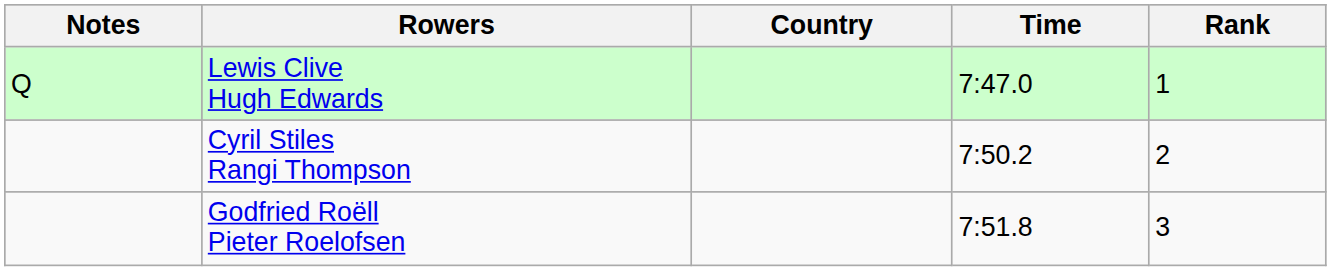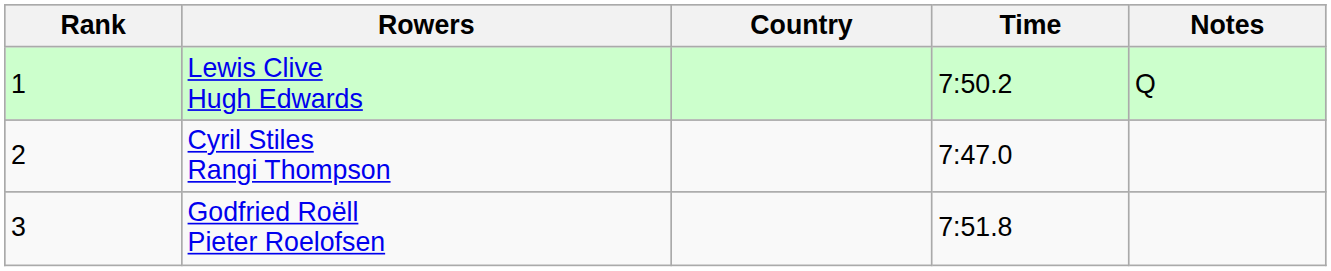columns swapped: (1237, 25) <-> (103, 25)
(996, 83) 7:47.0 -> (975, 83) 7:50.2
(996, 155) 7:50.2 -> (975, 155) 7:47.0
